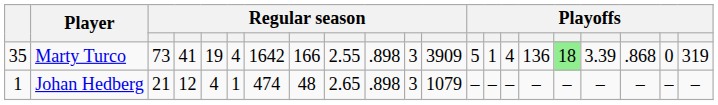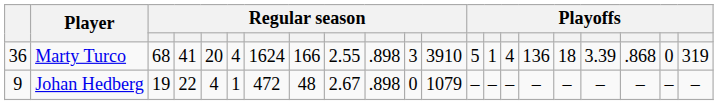(18, 55) 35 -> (18, 55) 36
(161, 55) 73 -> (161, 55) 68
(214, 55) 19 -> (214, 55) 20
(267, 55) 1642 -> (267, 55) 1624
(444, 55) 3909 -> (444, 55) 3910
(567, 55) lightgreen background -> (567, 55) no background
(18, 84) 1 -> (18, 84) 9
(161, 84) 21 -> (161, 84) 19
(188, 84) 12 -> (188, 84) 22
(267, 84) 474 -> (267, 84) 472
(344, 84) 2.65 -> (344, 84) 2.67
(413, 84) 3 -> (413, 84) 0
